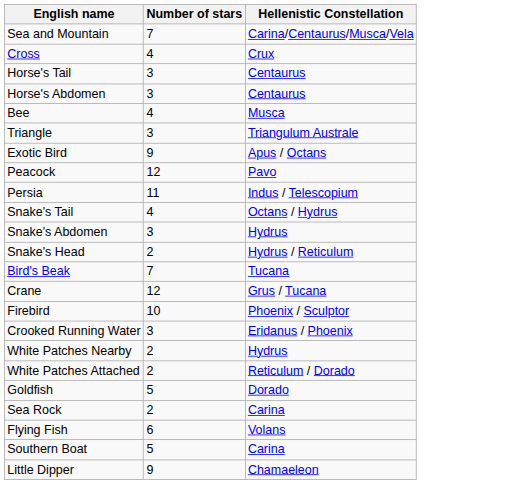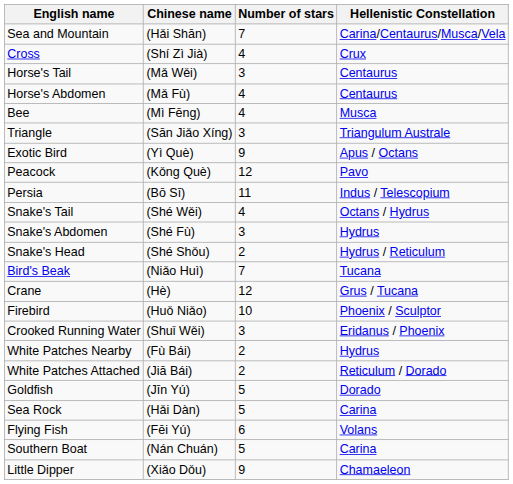+ column: (189, 14)
(150, 93) 3 -> (242, 93) 4
(150, 410) 2 -> (242, 410) 5
